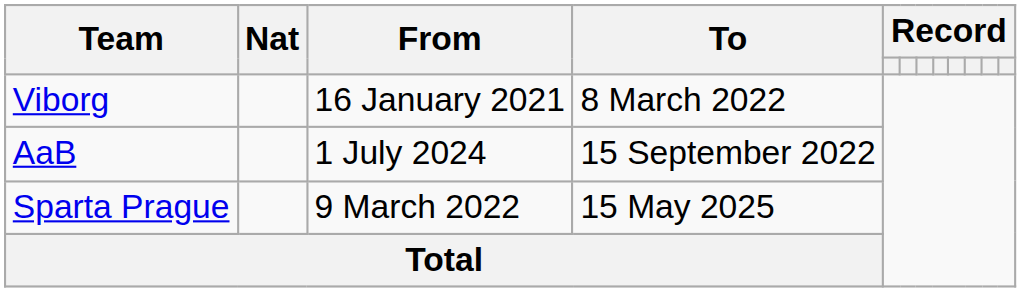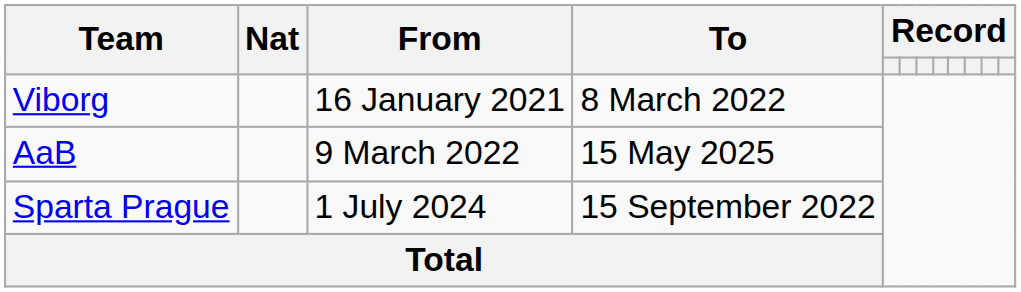(401, 153) 1 July 2024 -> (417, 153) 9 March 2022
(728, 153) 15 September 2022 -> (678, 153) 15 May 2025
(417, 206) 9 March 2022 -> (401, 206) 1 July 2024
(678, 206) 15 May 2025 -> (728, 206) 15 September 2022
